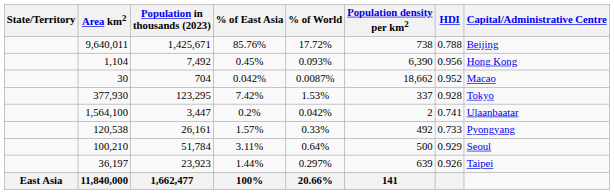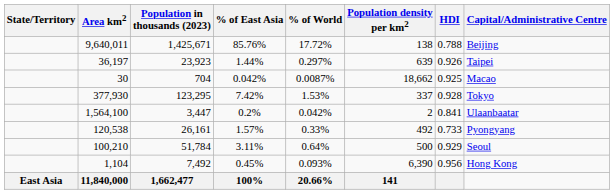(425, 44) 738 -> (425, 44) 138
rows swapped: (116, 61) <-> (113, 163)
(450, 78) 0.952 -> (450, 78) 0.925
(450, 112) 0.741 -> (450, 112) 0.841
